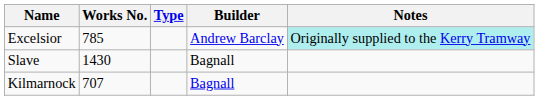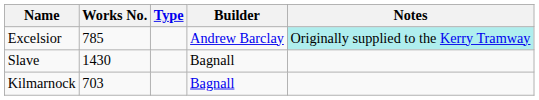(93, 83) 707 -> (93, 83) 703
